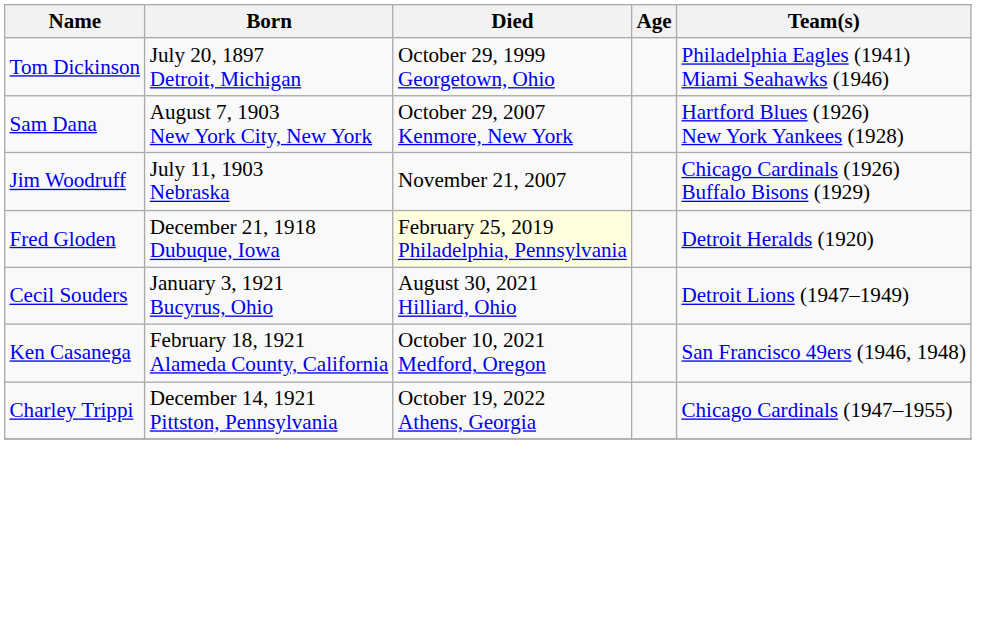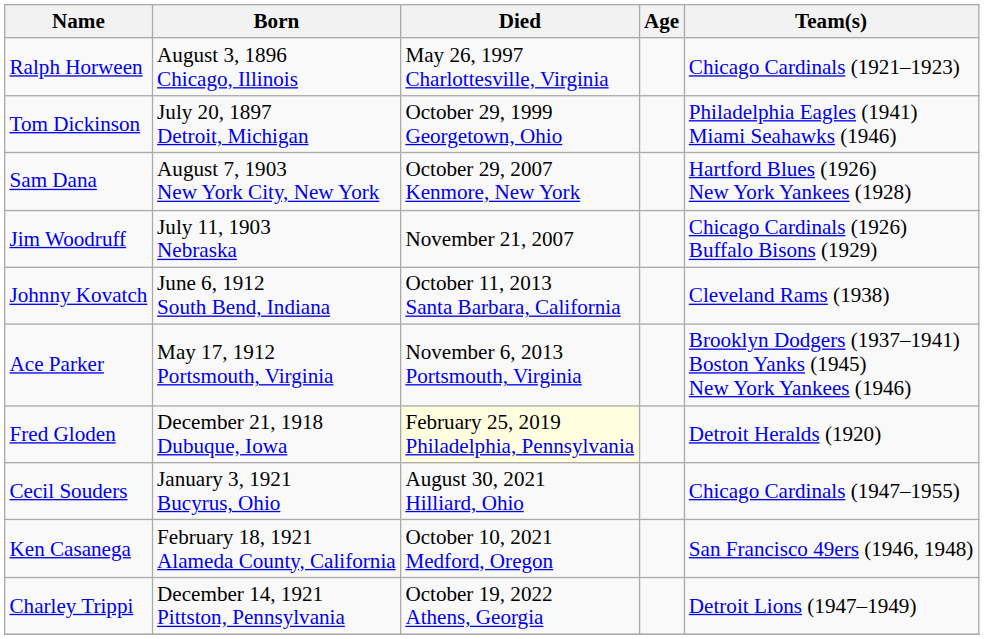+ row: (76, 66)
+ row: (78, 295)
+ row: (57, 364)
(795, 295) Detroit Lions (1947–1949) -> (824, 491) Chicago Cardinals (1947–1955)
(817, 410) Chicago Cardinals (1947–1955) -> (803, 605) Detroit Lions (1947–1949)
